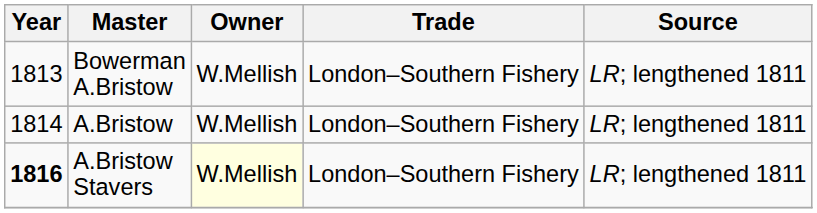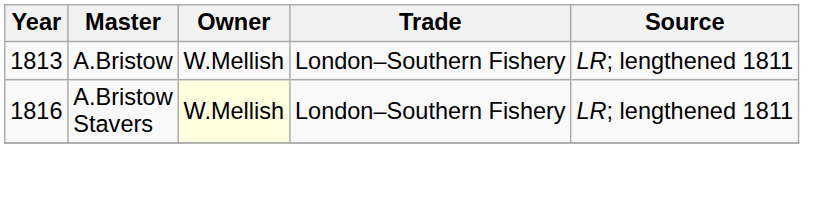- row: (130, 73)
(36, 124) 1814 -> (36, 60) 1813
(36, 174) bold -> (36, 110) normal
